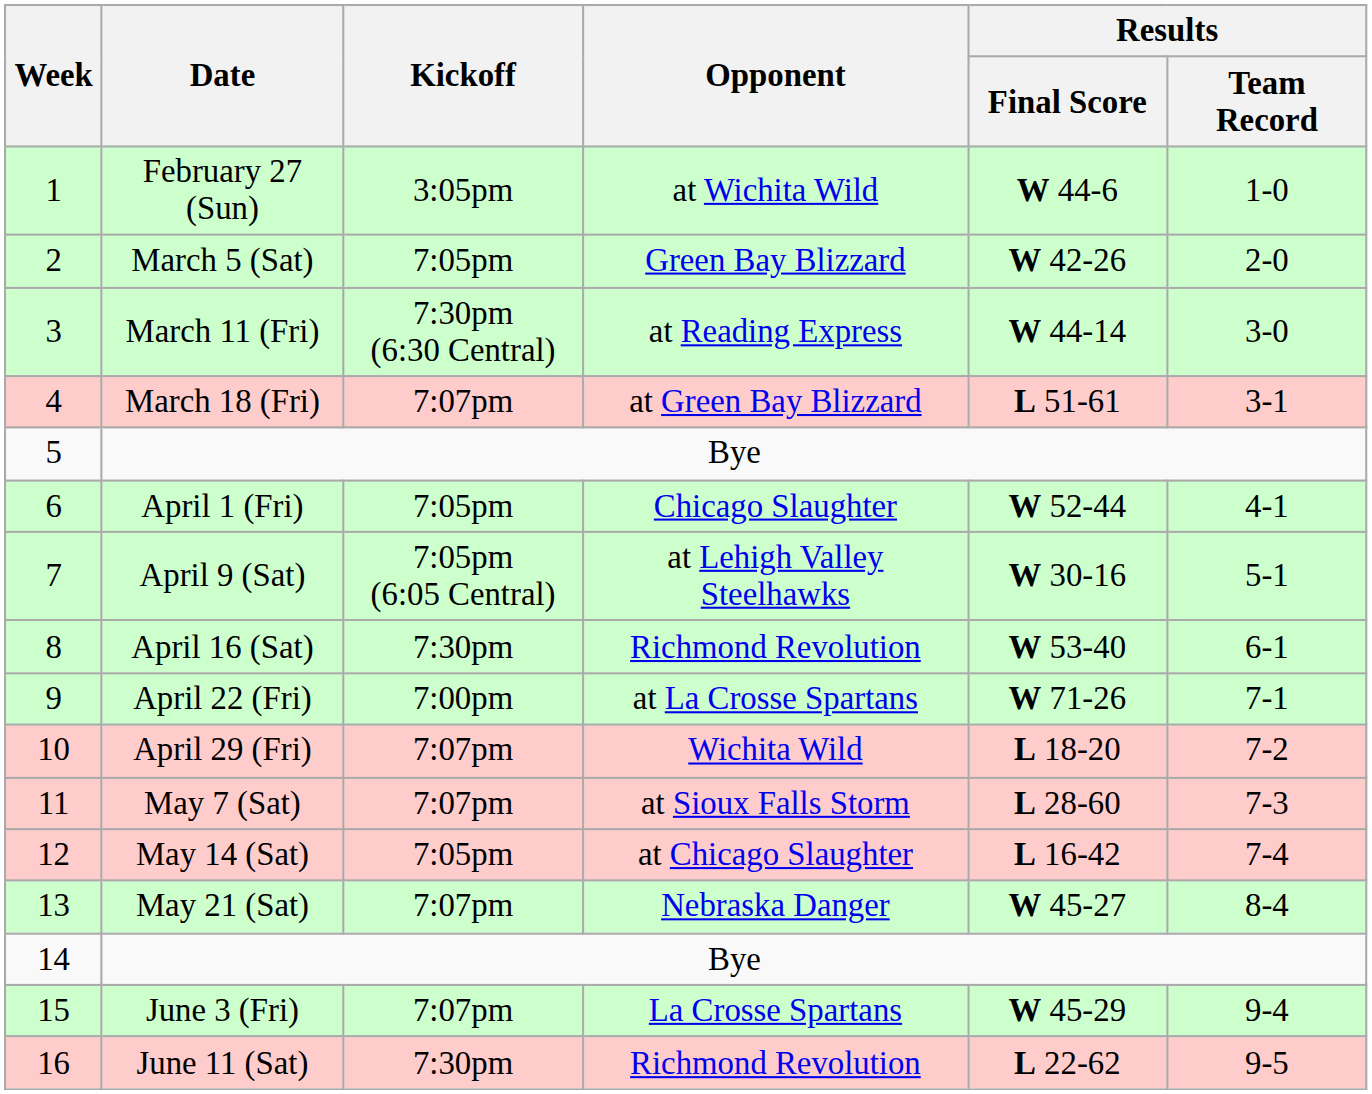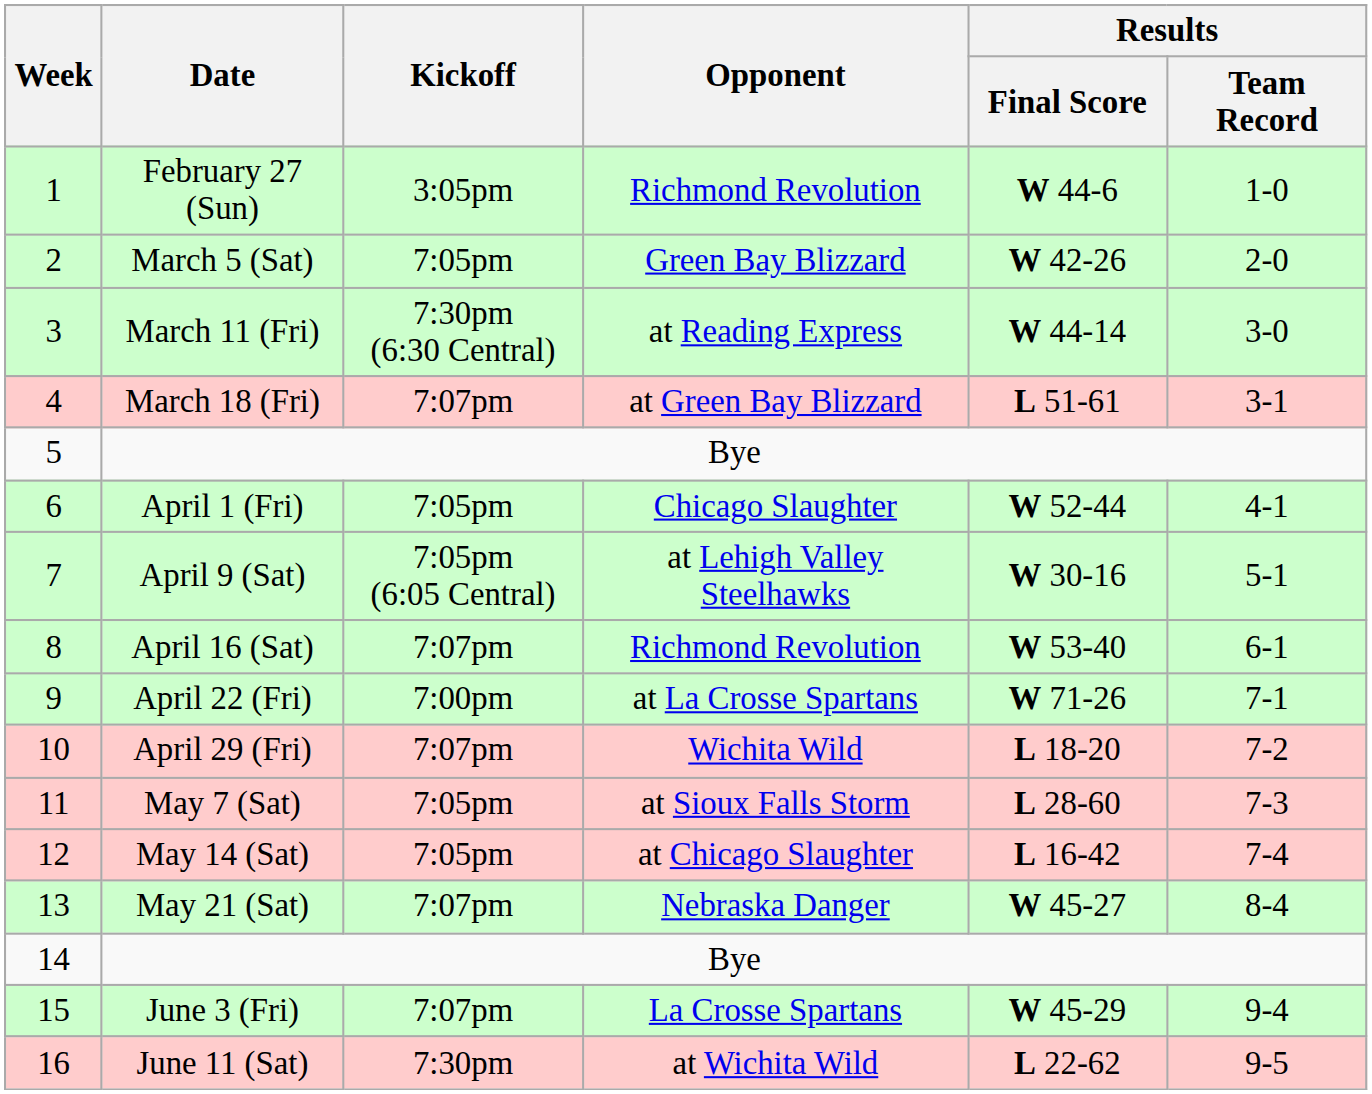(775, 189) at Wichita Wild -> (775, 189) Richmond Revolution
(463, 646) 7:30pm -> (463, 646) 7:07pm
(463, 802) 7:07pm -> (463, 802) 7:05pm
(775, 1062) Richmond Revolution -> (775, 1062) at Wichita Wild
